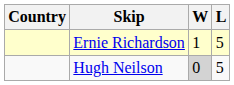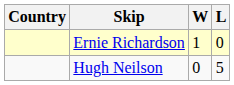(220, 42) 5 -> (220, 42) 0
(196, 67) lightgrey background -> (196, 67) no background
